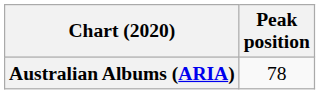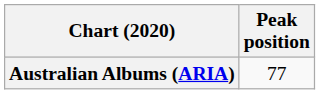(277, 72) 78 -> (277, 72) 77
